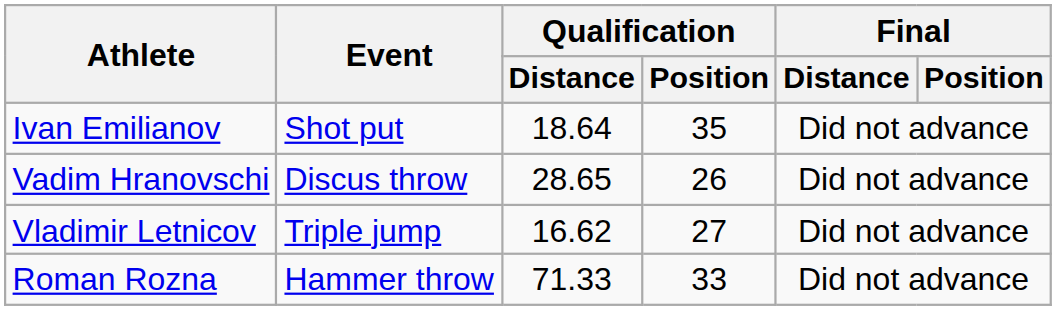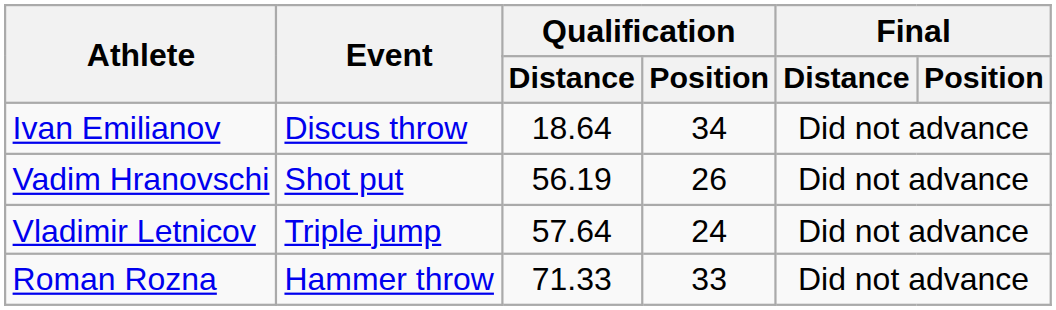(344, 129) Shot put -> (376, 129) Discus throw
(709, 129) 35 -> (709, 129) 34
(376, 179) Discus throw -> (344, 179) Shot put
(572, 179) 28.65 -> (572, 179) 56.19
(572, 230) 16.62 -> (572, 230) 57.64
(709, 230) 27 -> (709, 230) 24
